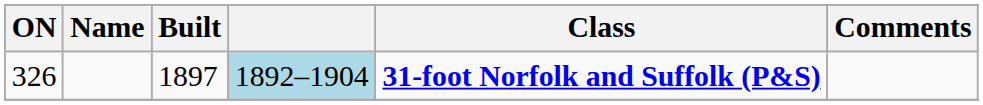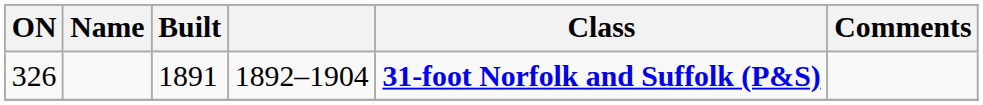(188, 75) 1897 -> (188, 75) 1891
(302, 75) lightblue background -> (302, 75) no background
